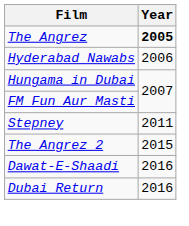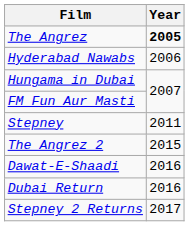+ row: (75, 210)
